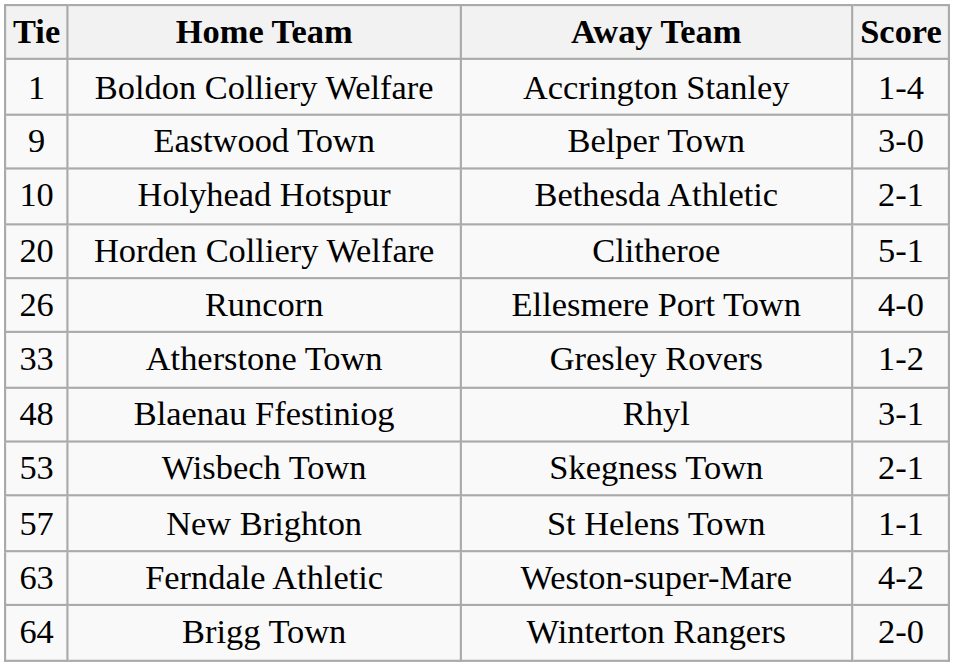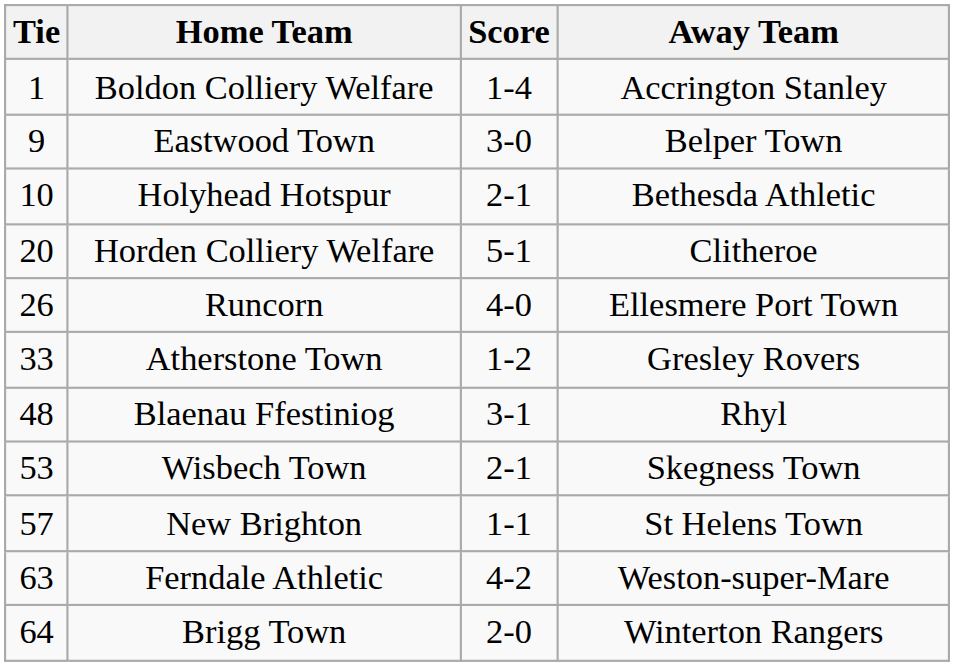columns swapped: (901, 31) <-> (656, 31)
